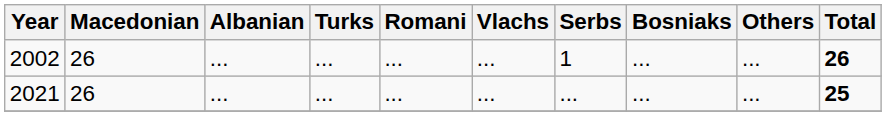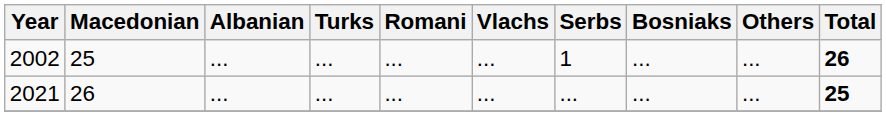(82, 57) 26 -> (82, 57) 25
